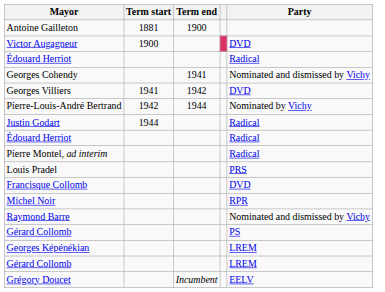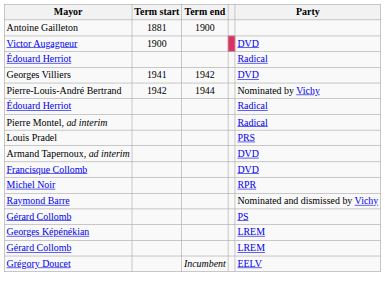- row: (42, 75)
- row: (33, 122)
+ row: (68, 153)
